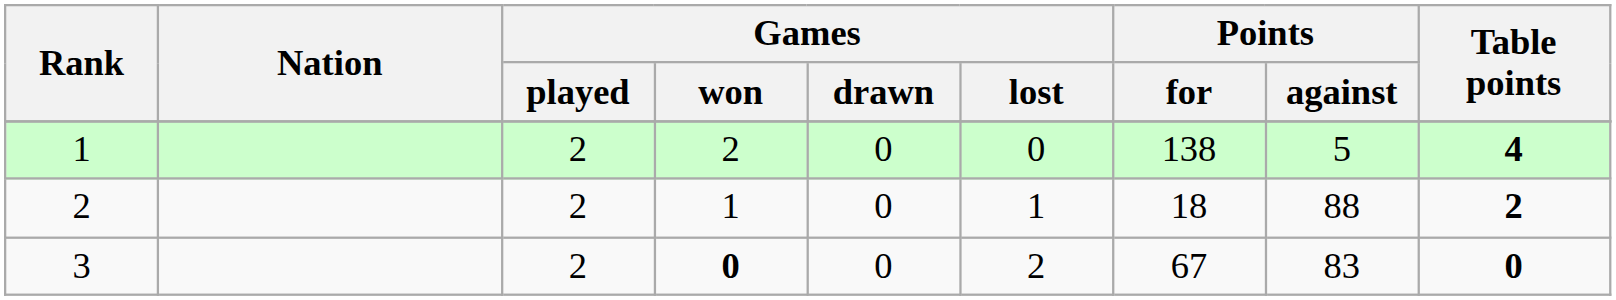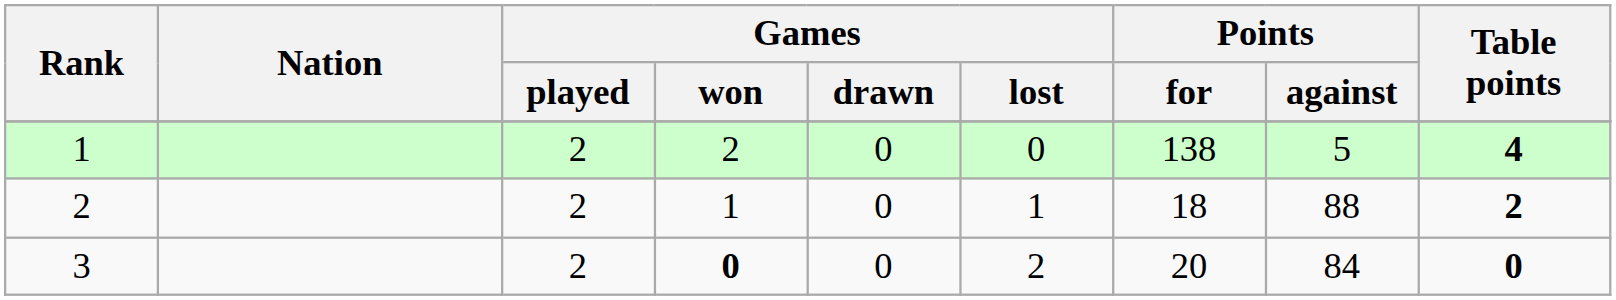(1189, 264) 67 -> (1189, 264) 20
(1342, 264) 83 -> (1342, 264) 84
